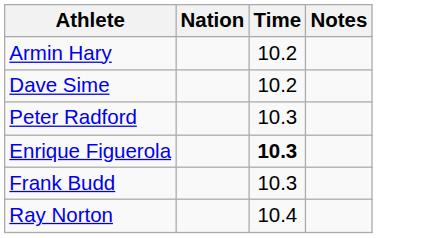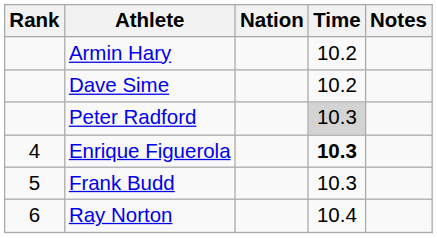+ column: (34, 20)
(277, 118) no background -> (337, 118) lightgrey background
